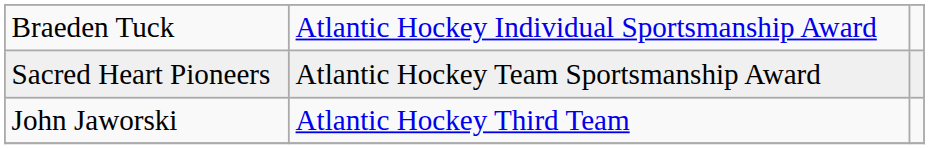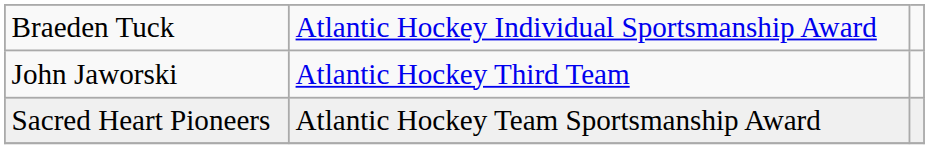rows swapped: (141, 73) <-> (95, 119)
